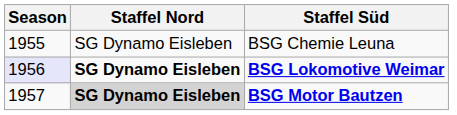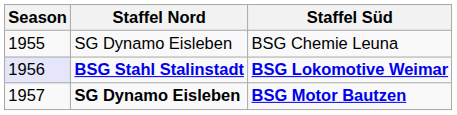(157, 69) SG Dynamo Eisleben -> (159, 69) BSG Stahl Stalinstadt
(157, 95) lightgrey background -> (157, 95) no background
